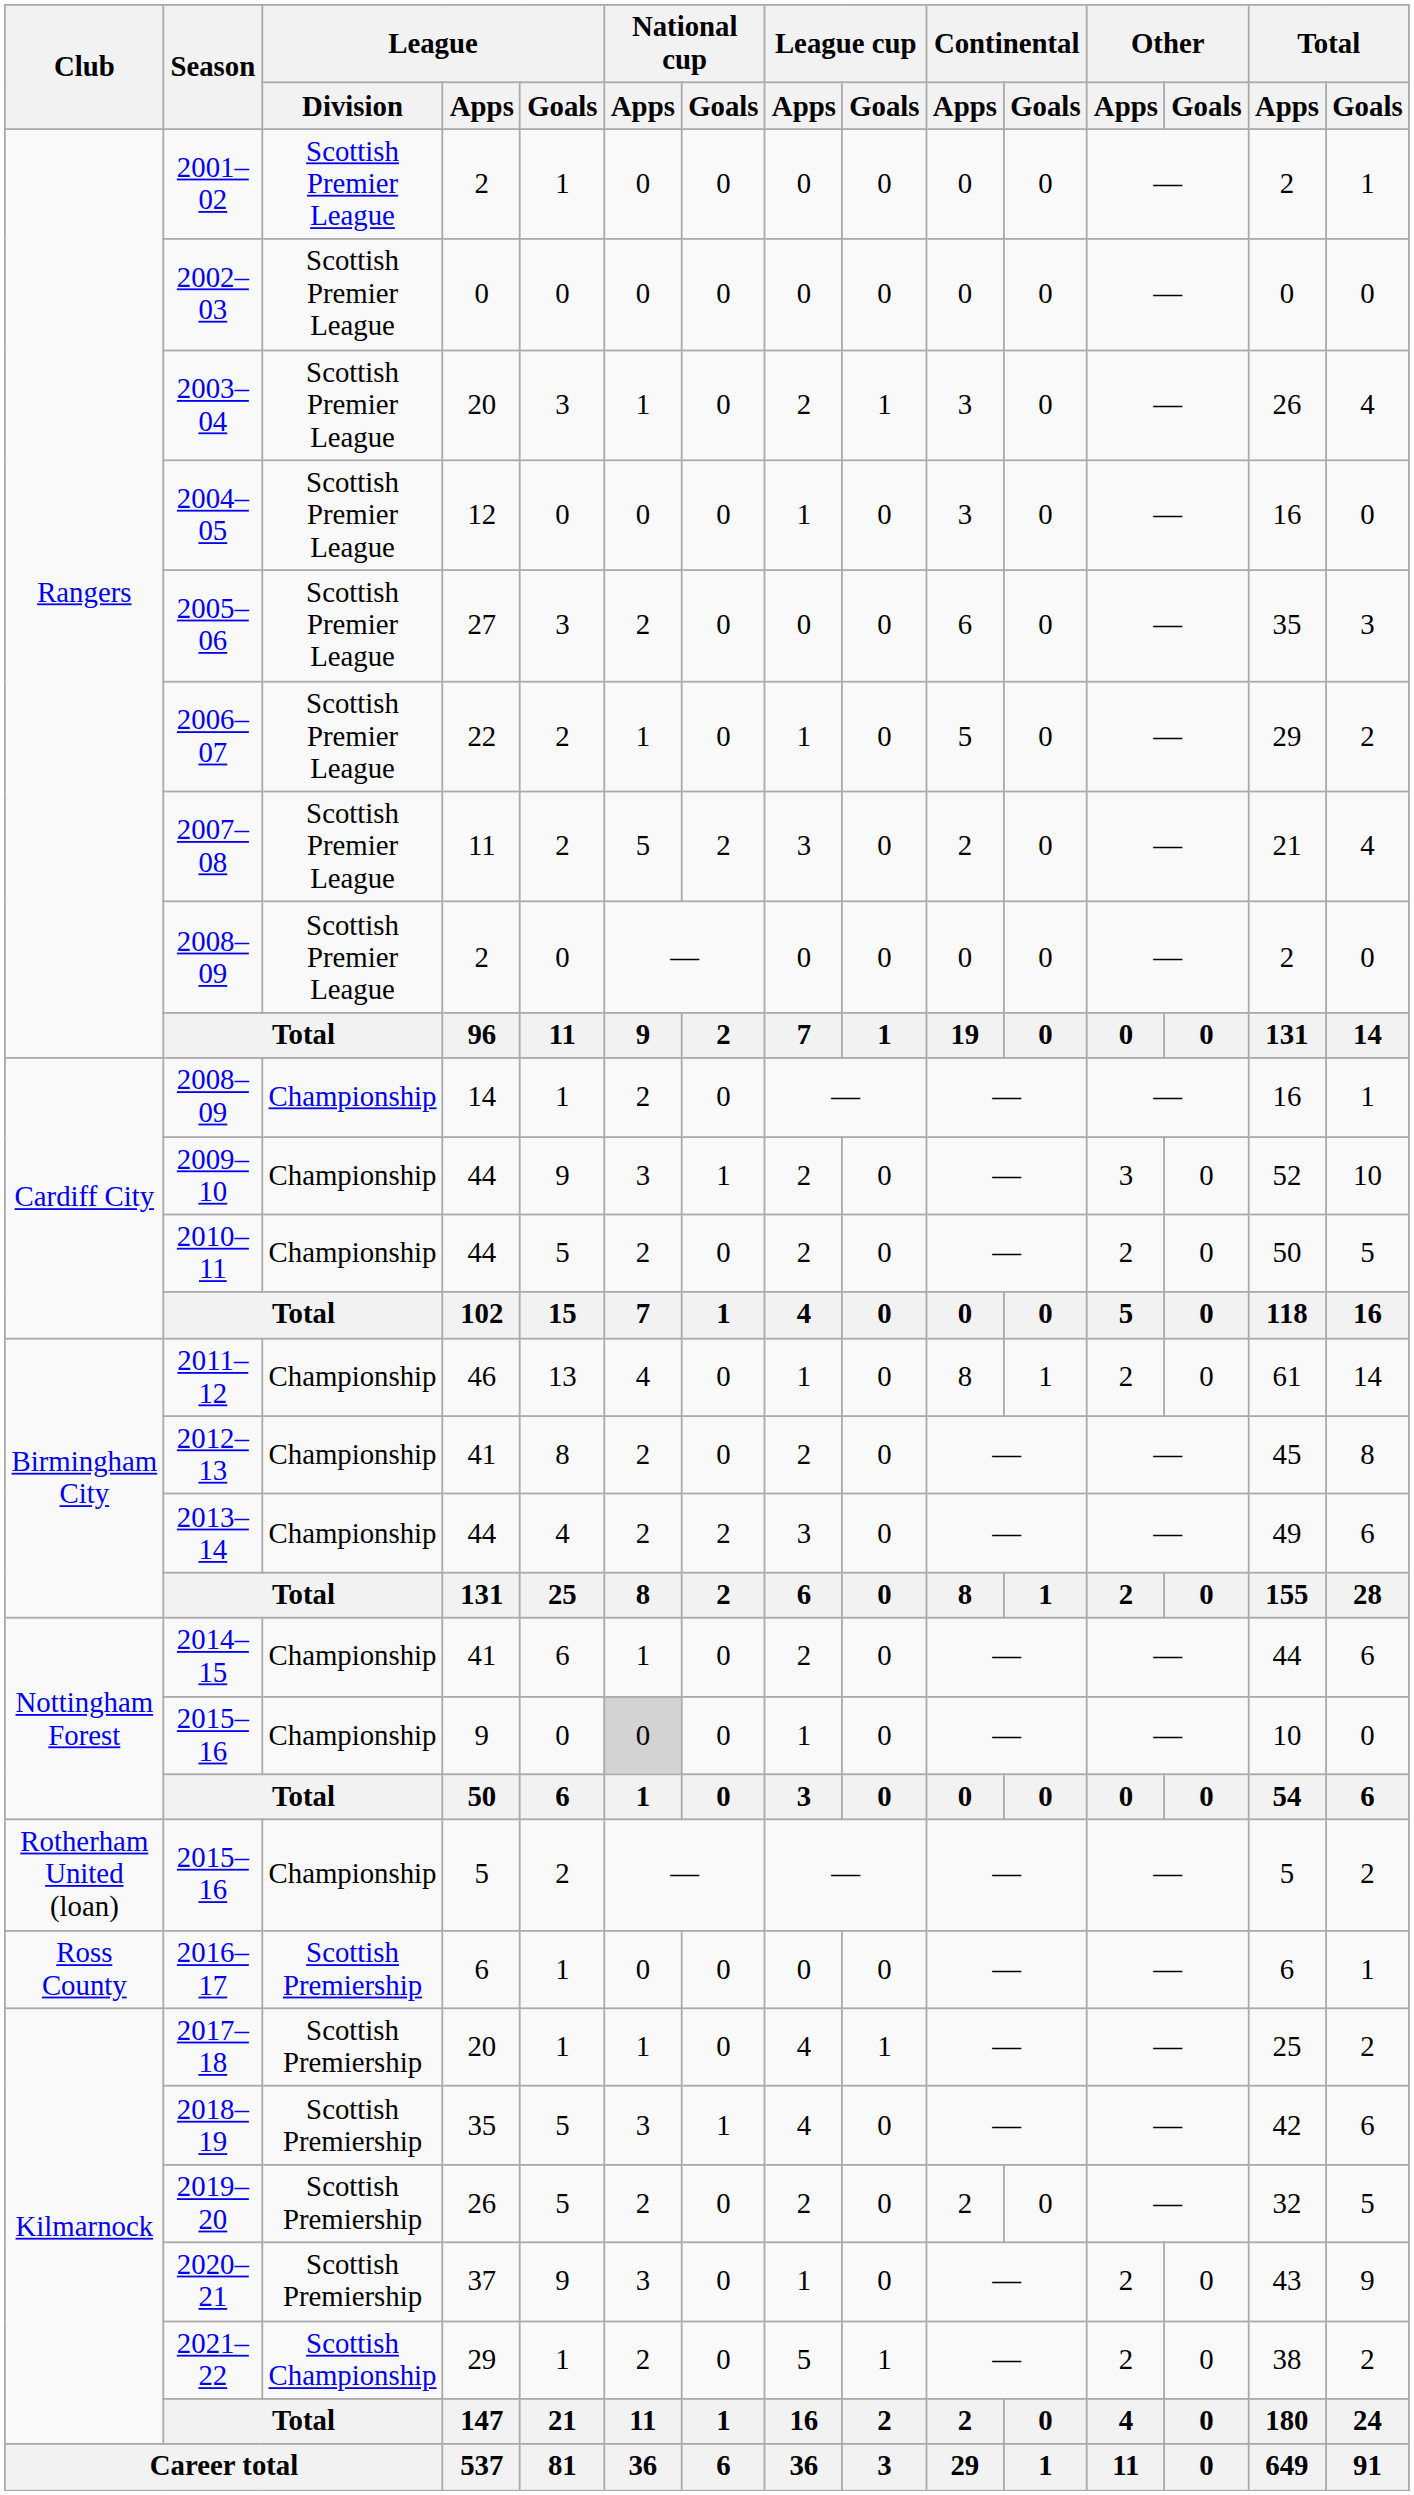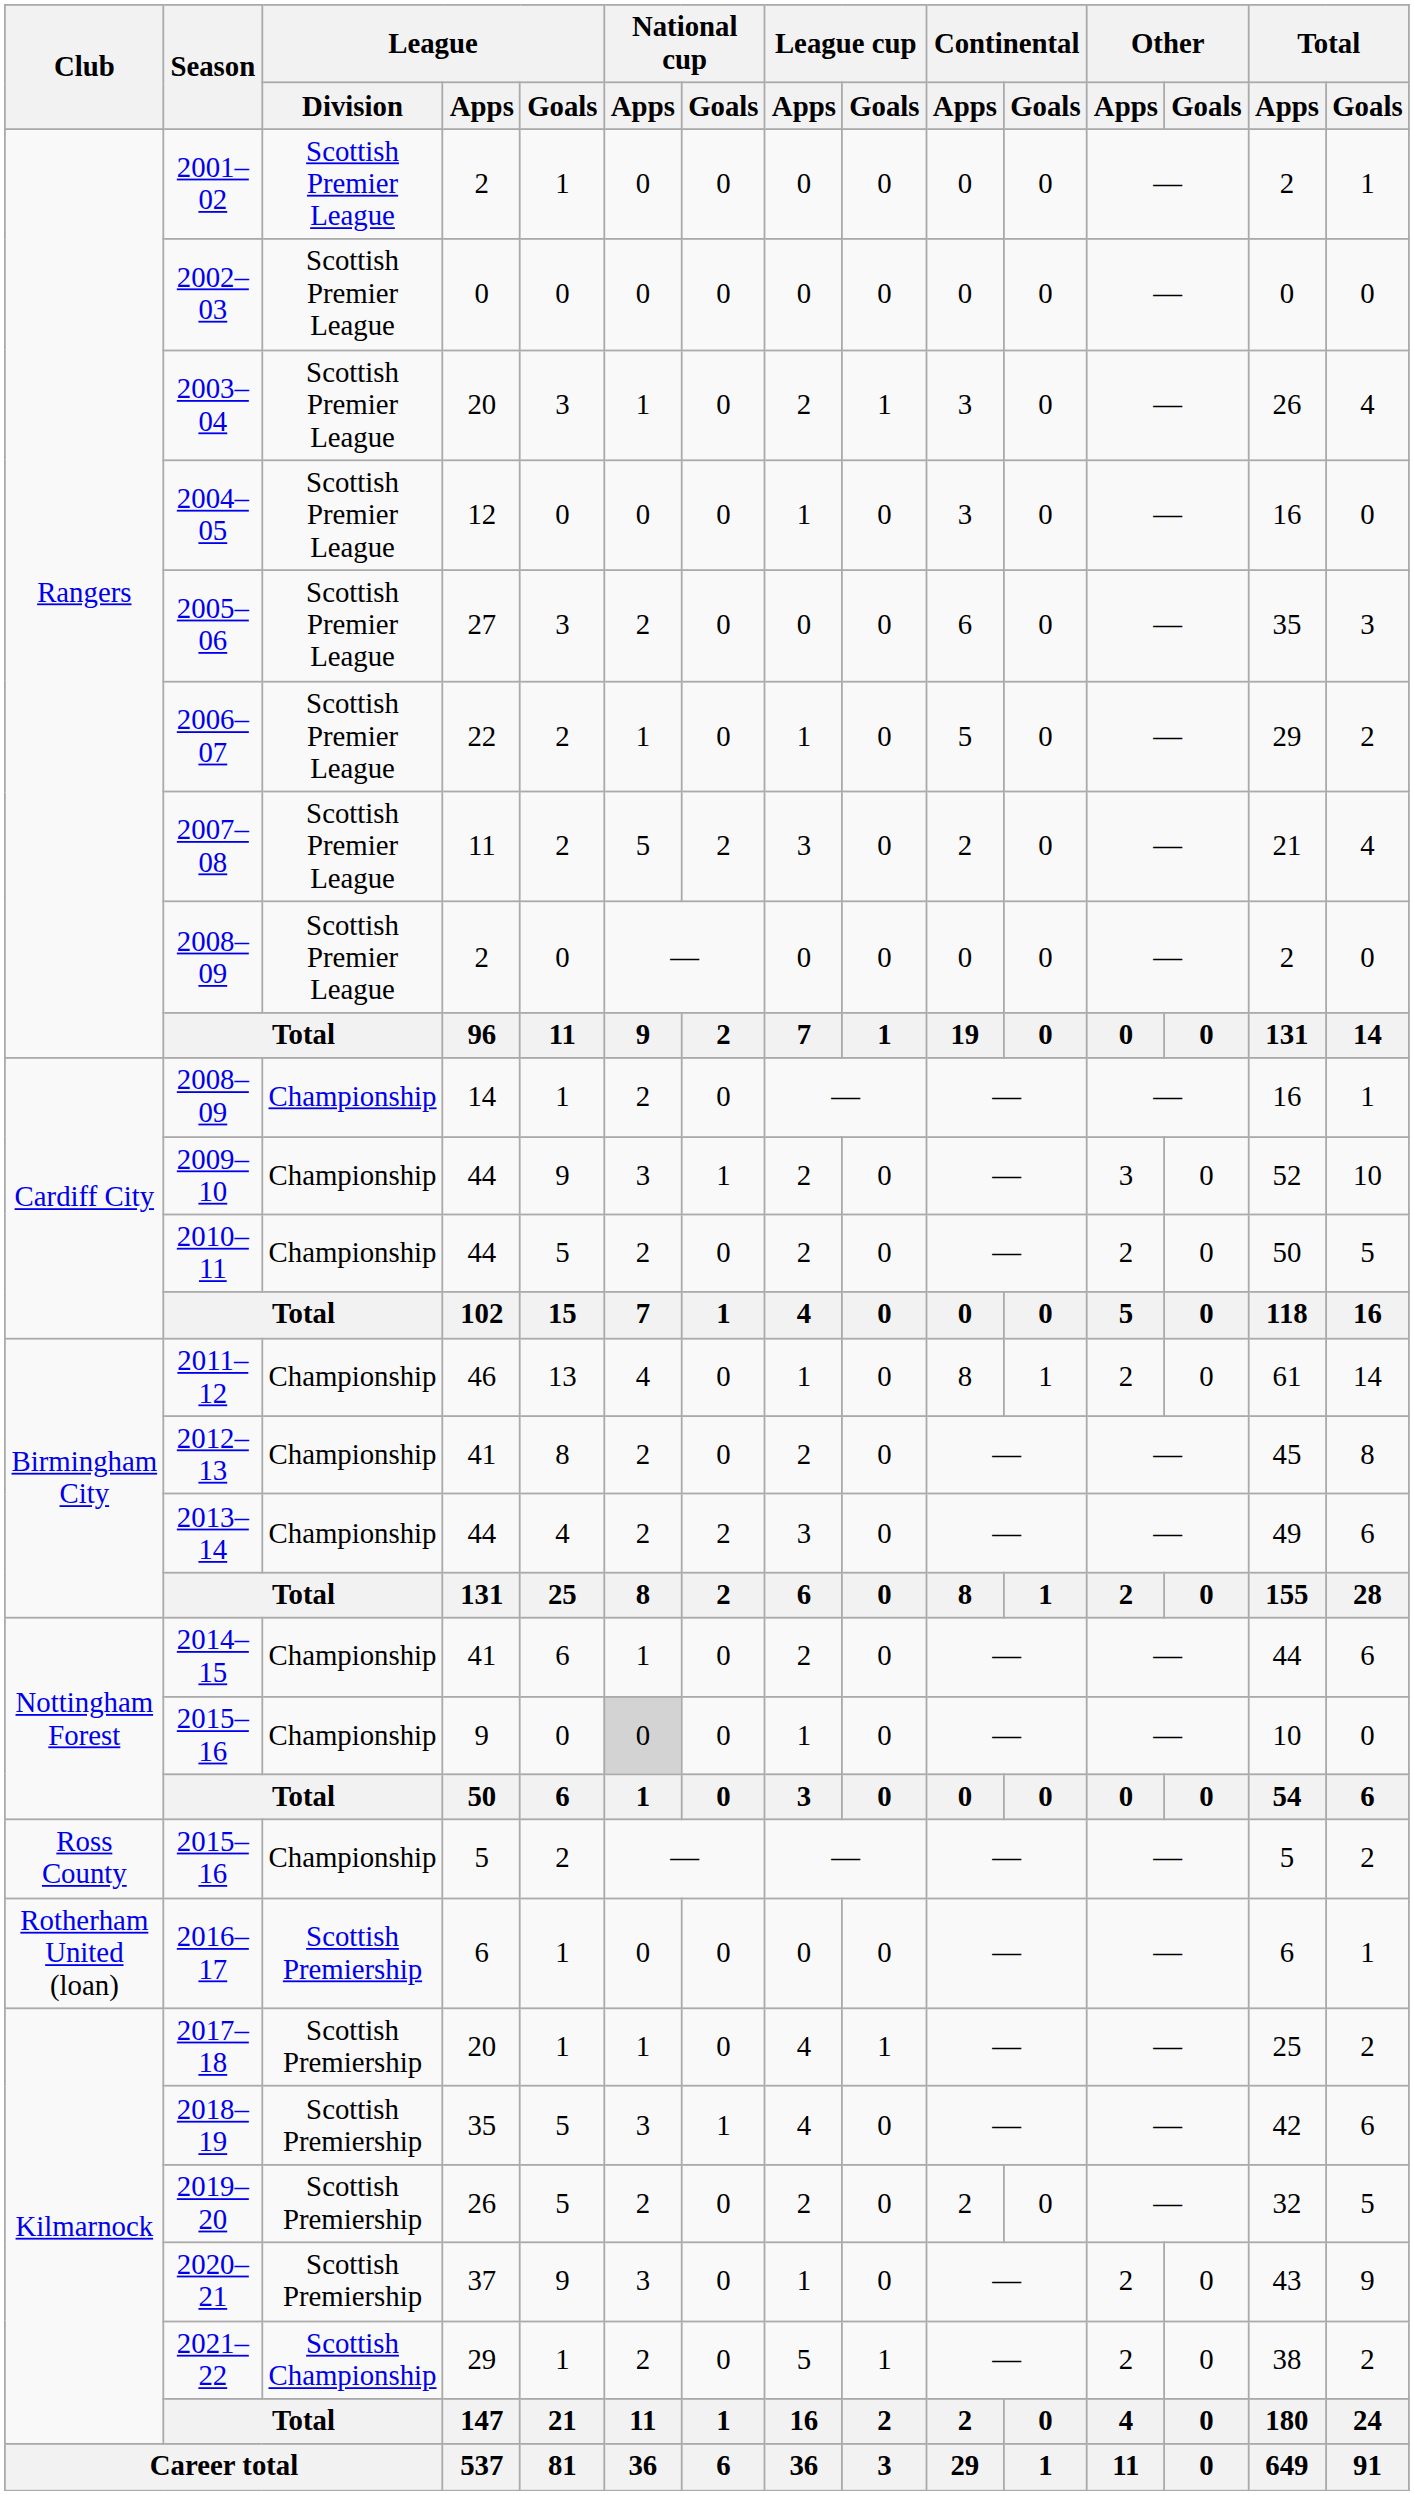(84, 1874) Rotherham United (loan) -> (84, 1858) Ross County
(84, 1968) Ross County -> (84, 1952) Rotherham United (loan)
